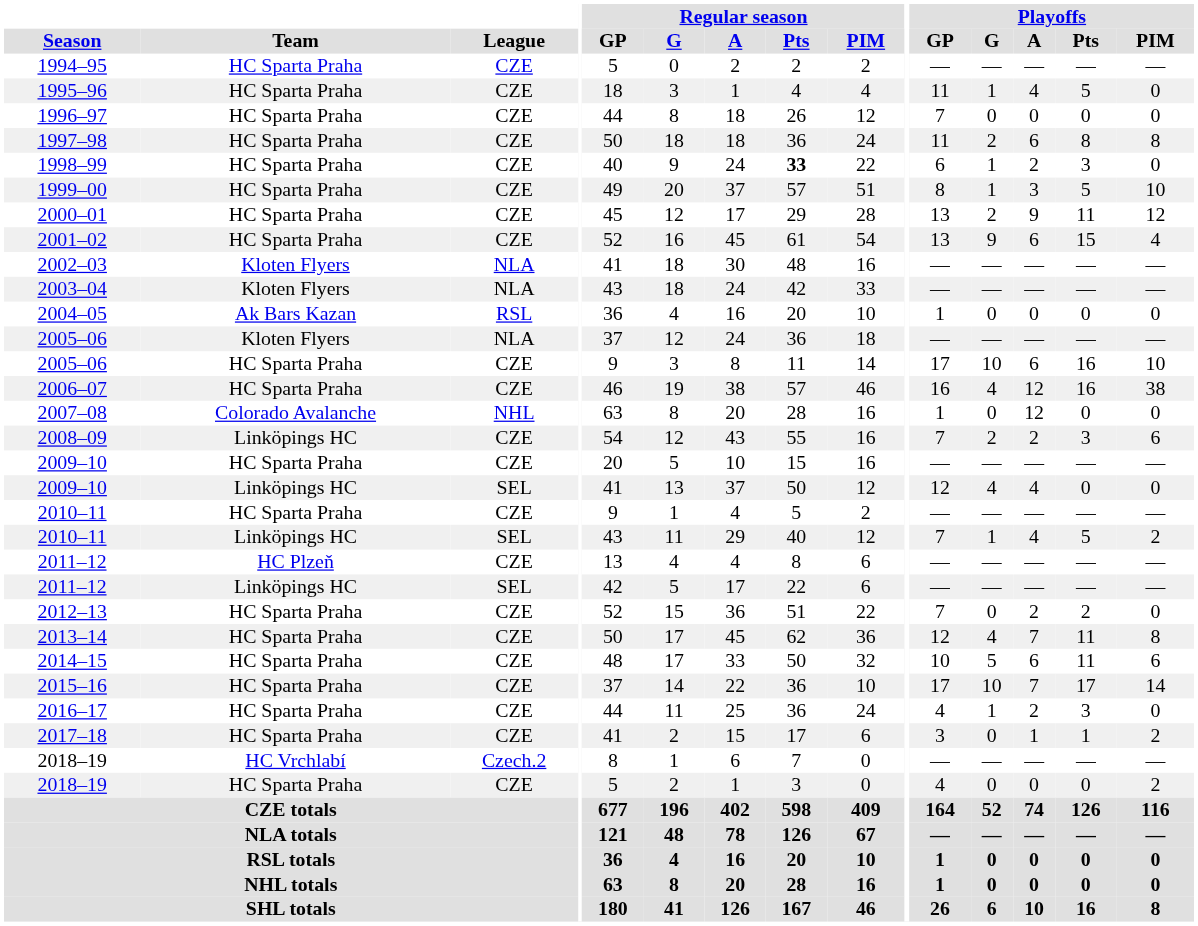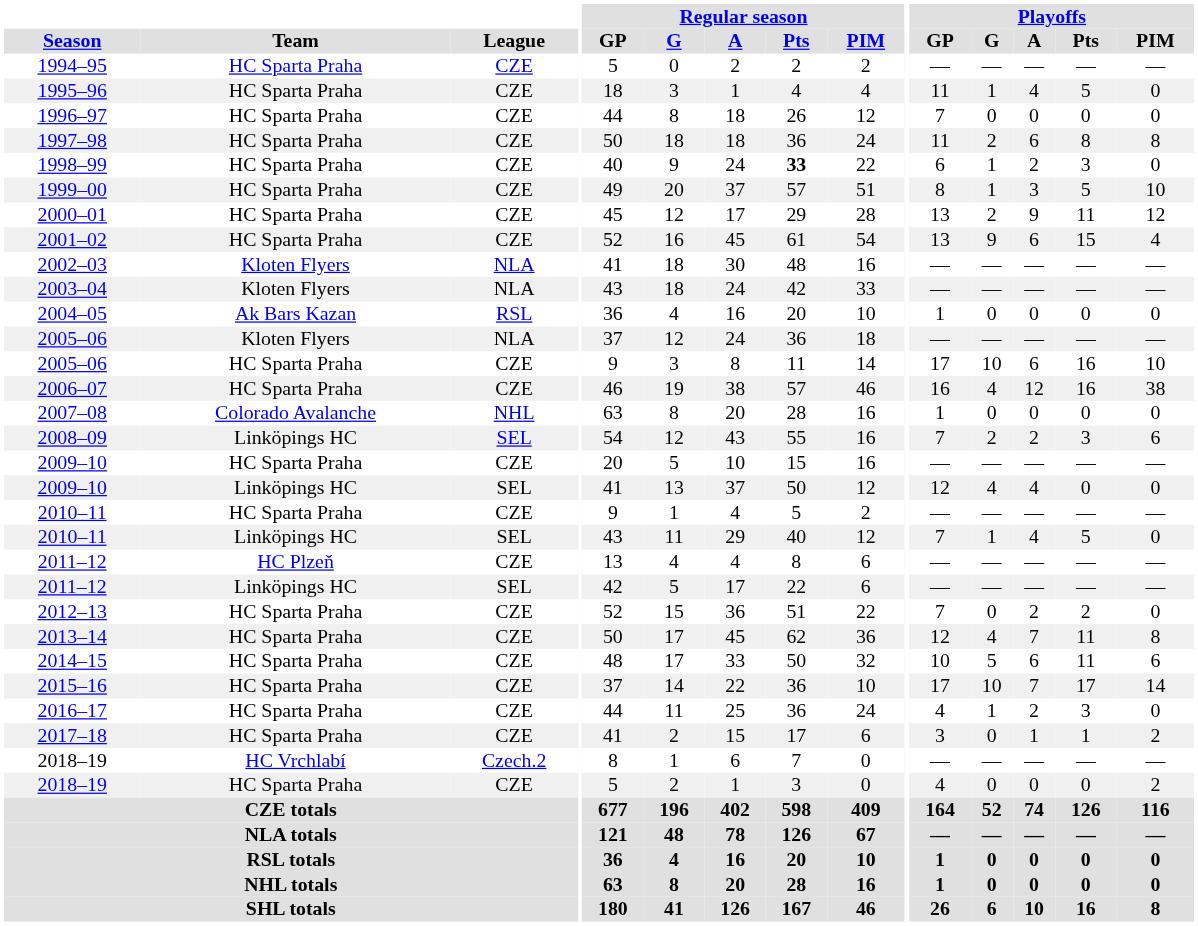(1034, 413) 12 -> (1034, 413) 0
(514, 437) CZE -> (514, 437) SEL
(1155, 537) 2 -> (1155, 537) 0
